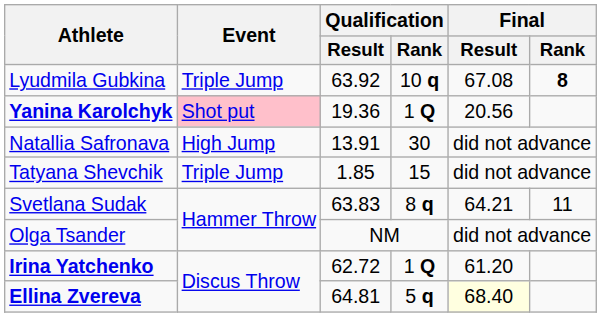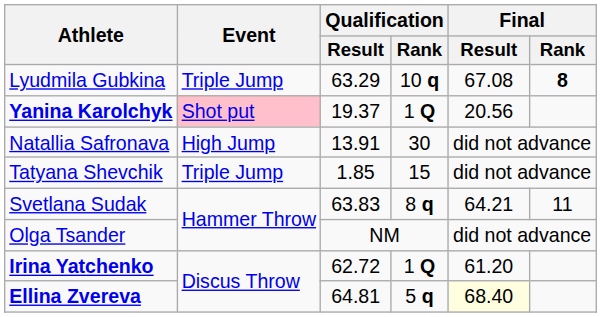(356, 81) 63.92 -> (356, 81) 63.29
(356, 112) 19.36 -> (356, 112) 19.37
